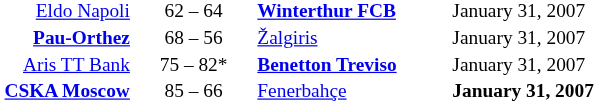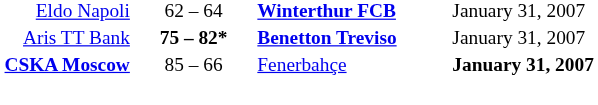- row: (81, 37)
(194, 64) normal -> (194, 37) bold
